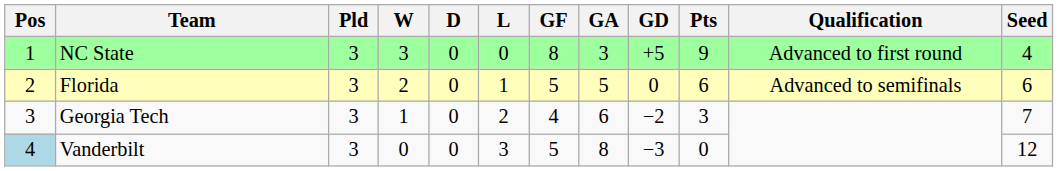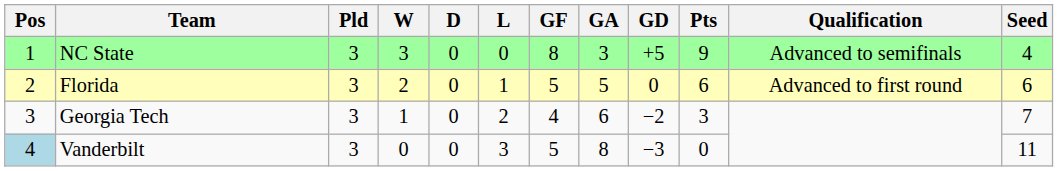(865, 52) Advanced to first round -> (865, 52) Advanced to semifinals
(865, 85) Advanced to semifinals -> (865, 85) Advanced to first round
(1027, 149) 12 -> (1027, 149) 11
